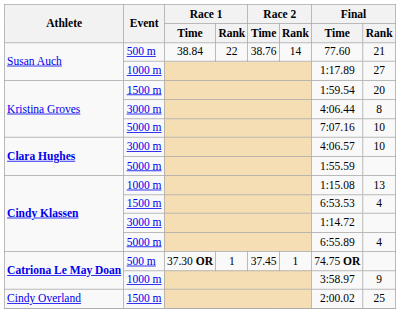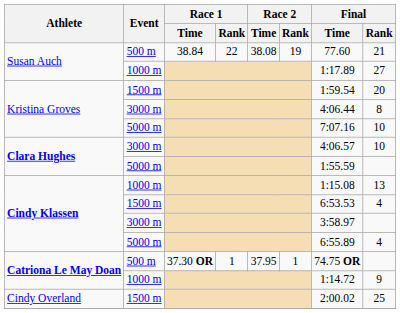(264, 52) 38.76 -> (264, 52) 38.08
(295, 52) 14 -> (295, 52) 19
(337, 223) 1:14.72 -> (337, 223) 3:58.97
(264, 261) 37.45 -> (264, 261) 37.95
(337, 280) 3:58.97 -> (337, 280) 1:14.72
